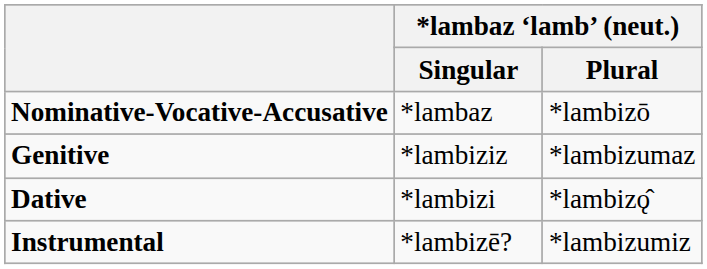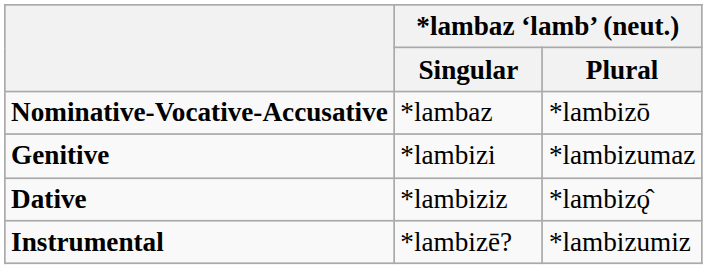(454, 155) *lambiziz -> (448, 155) *lambizi
(448, 198) *lambizi -> (454, 198) *lambiziz
